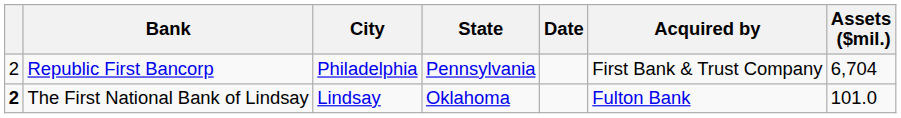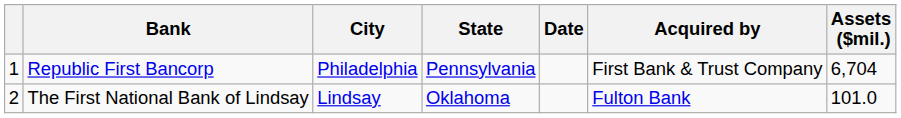(14, 68) 2 -> (14, 68) 1
(14, 98) bold -> (14, 98) normal
